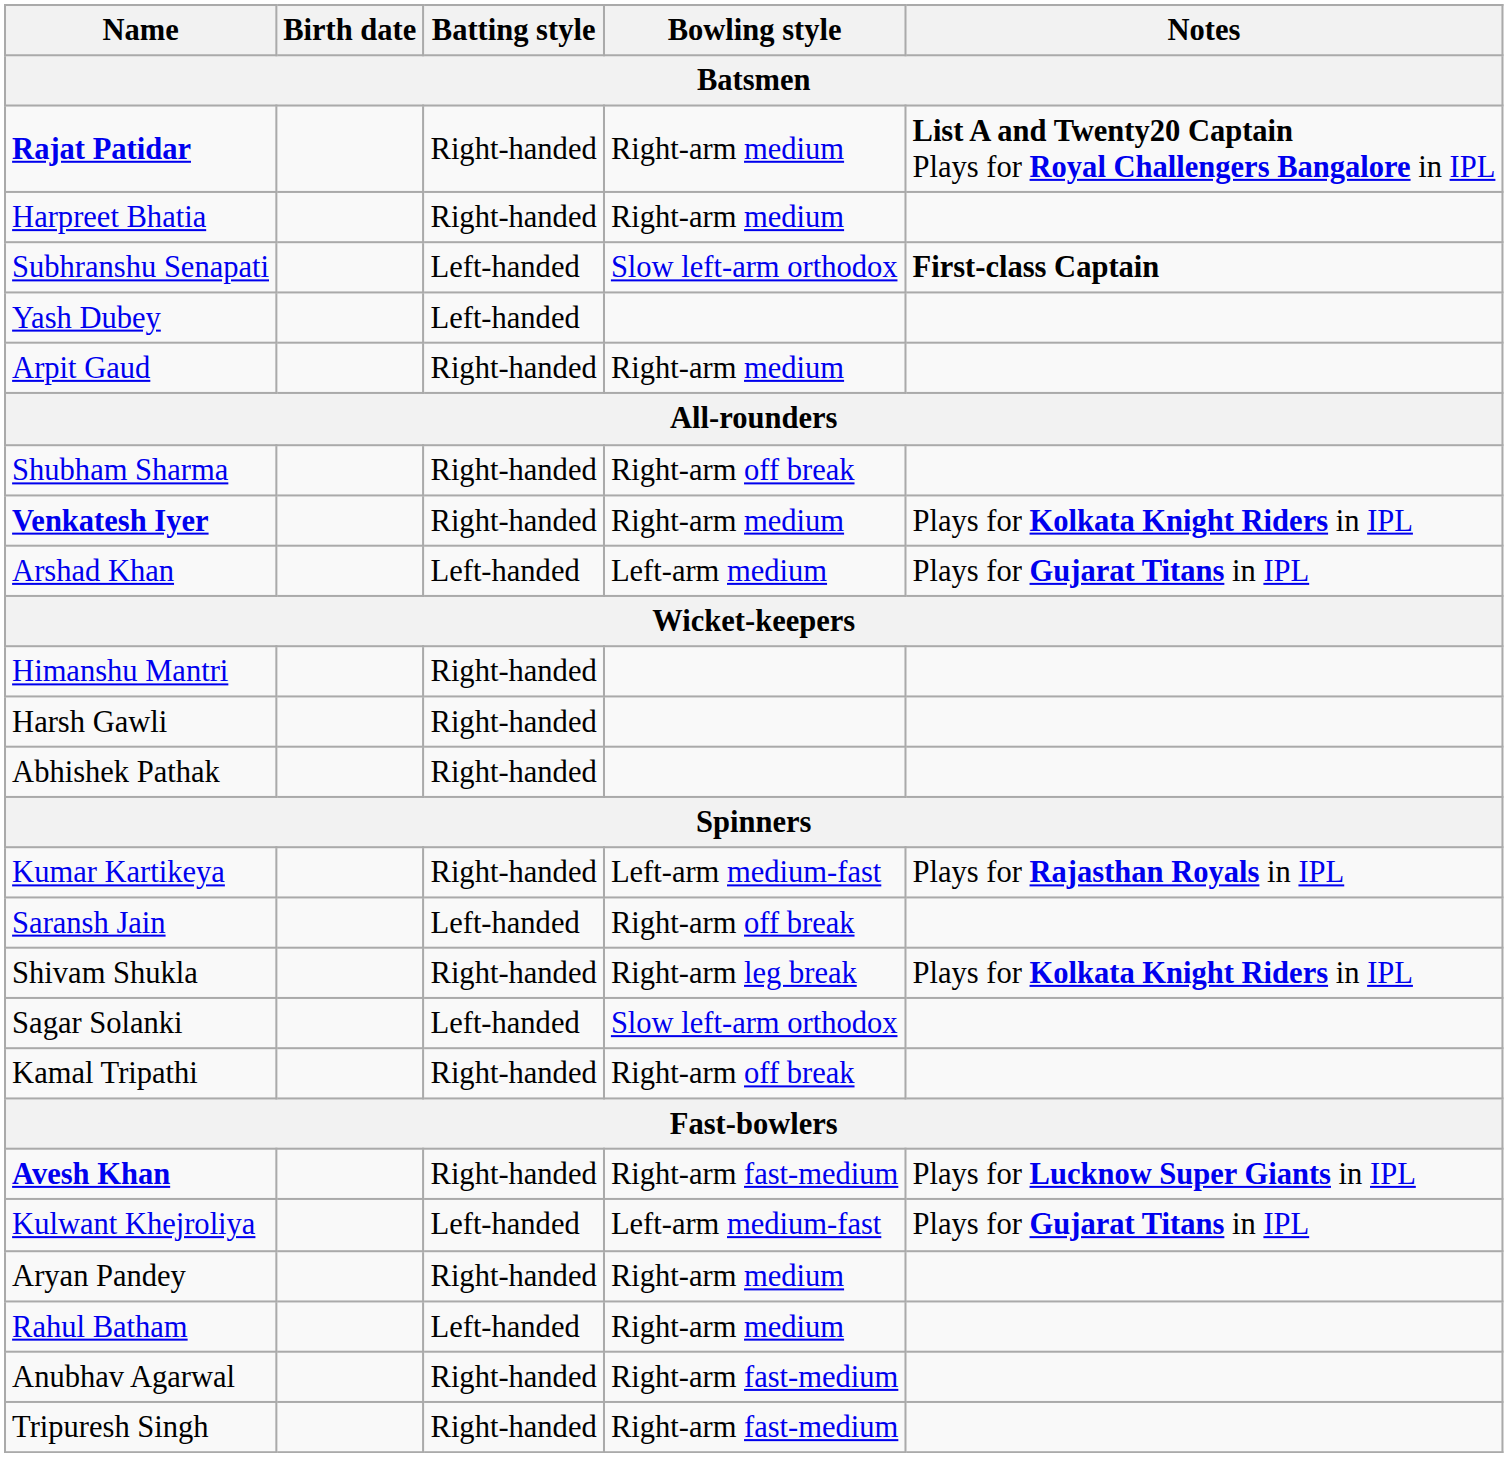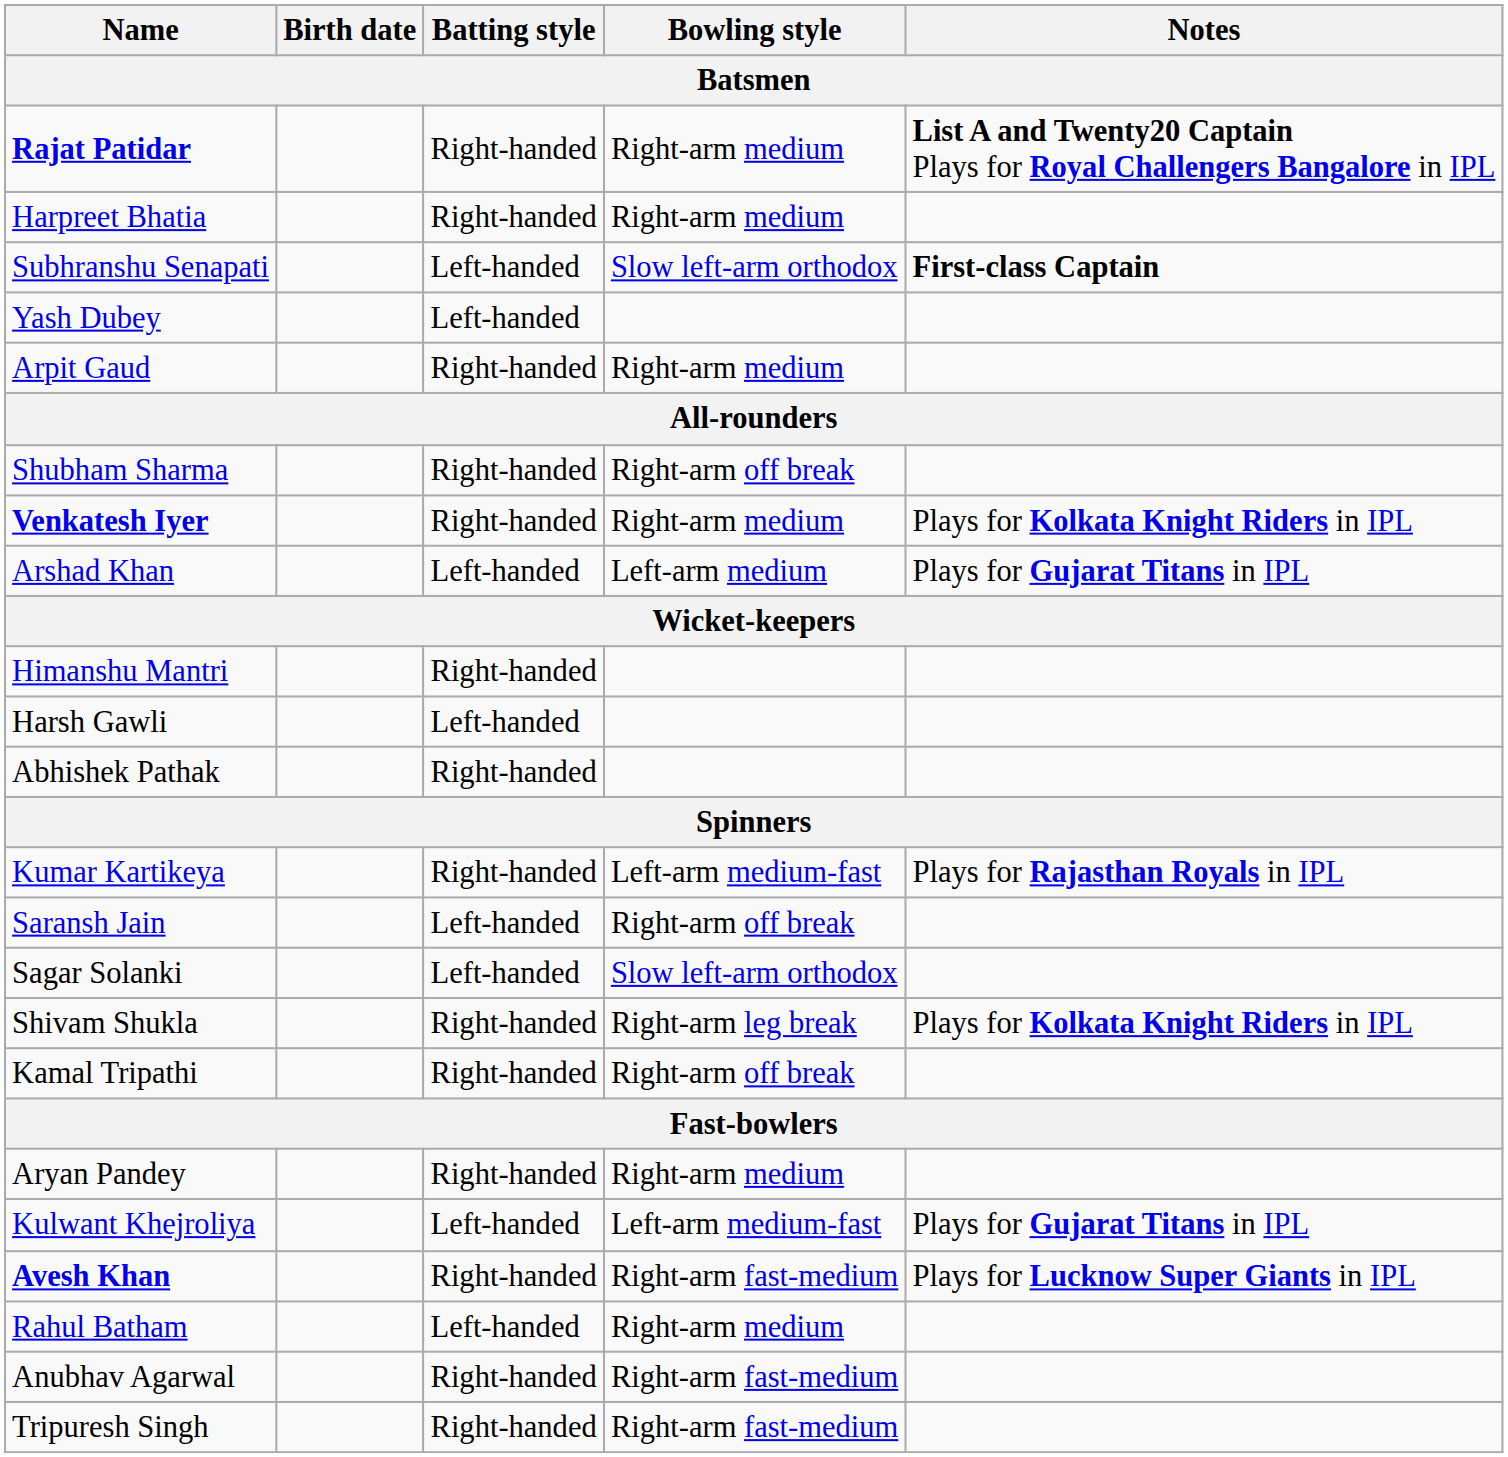(514, 720) Right-handed -> (505, 720) Left-handed
rows swapped: (97, 1023) <-> (105, 972)
rows swapped: (91, 1174) <-> (99, 1275)
